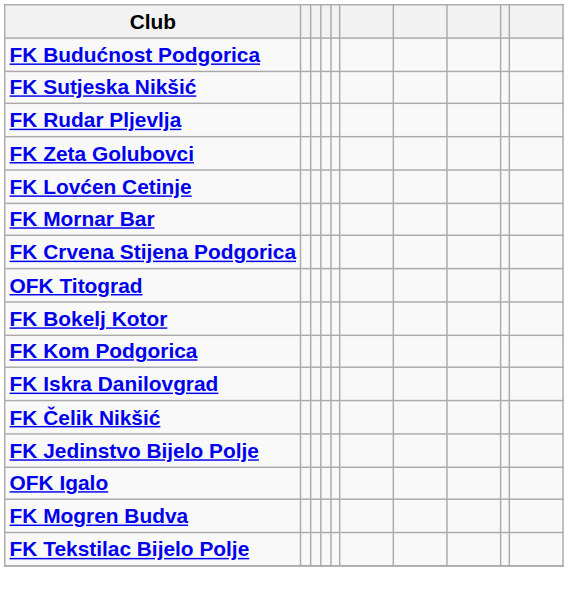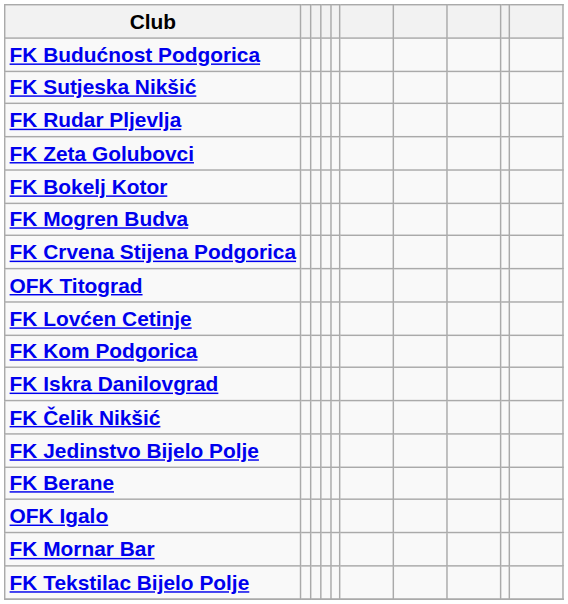rows swapped: (101, 187) <-> (88, 318)
rows swapped: (99, 516) <-> (82, 220)
+ row: (62, 483)
